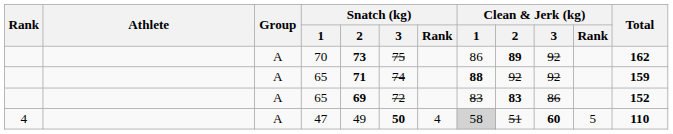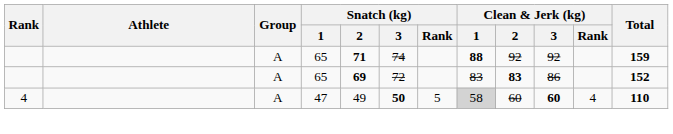- row: (24, 56)
(437, 118) 4 -> (437, 98) 5
(515, 118) 51 -> (515, 98) 60
(593, 118) 5 -> (593, 98) 4
